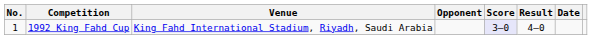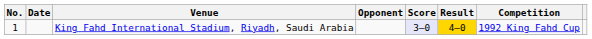columns swapped: (569, 12) <-> (79, 12)
(536, 27) no background -> (457, 27) gold background
